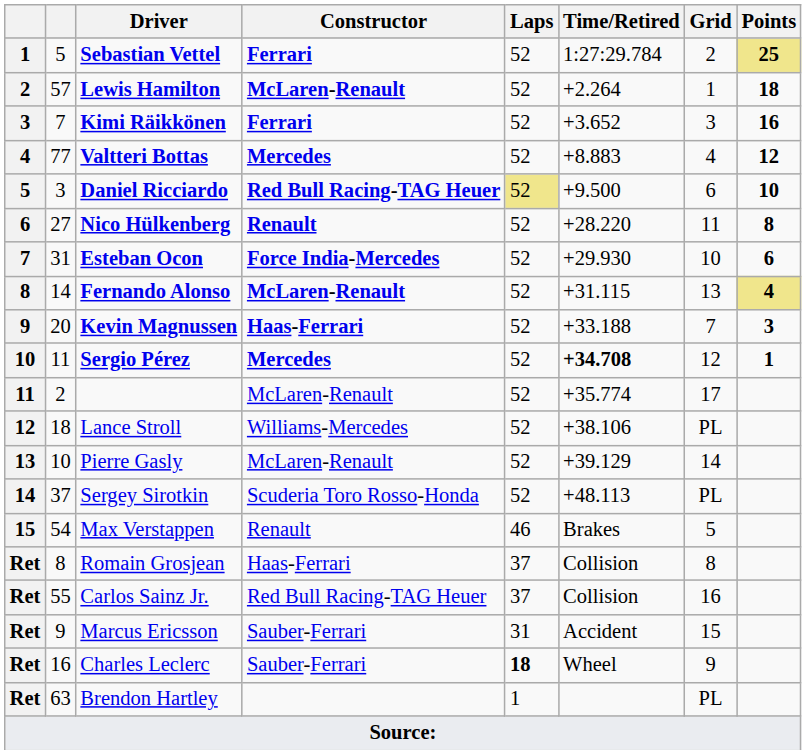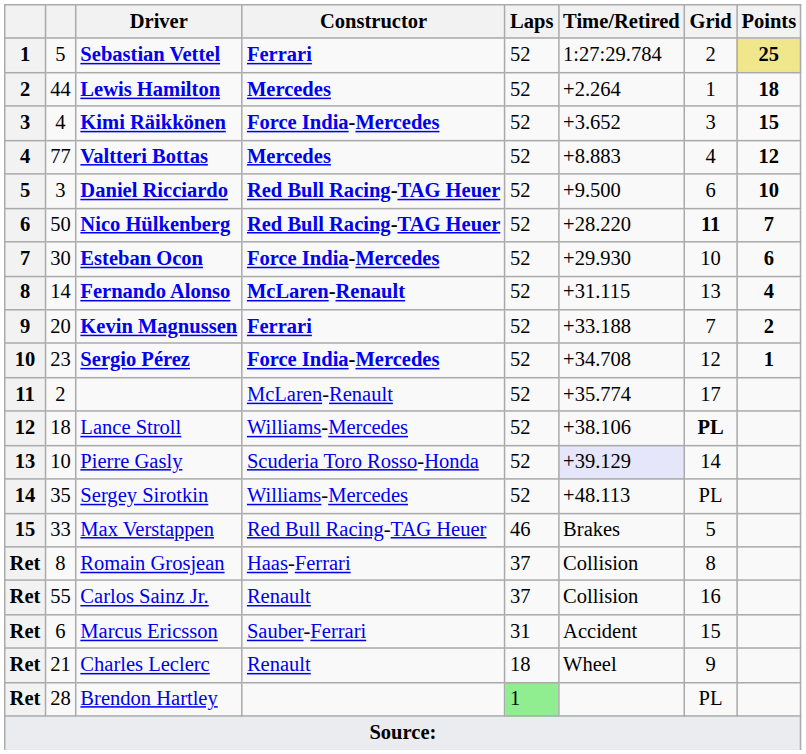(60, 88) 57 -> (60, 88) 44
(326, 88) McLaren-Renault -> (289, 88) Mercedes
(60, 122) 7 -> (60, 122) 4
(279, 122) Ferrari -> (343, 122) Force India-Mercedes
(769, 122) 16 -> (769, 122) 15
(520, 190) khaki background -> (520, 190) no background
(60, 224) 27 -> (60, 224) 50
(282, 224) Renault -> (374, 224) Red Bull Racing-TAG Heuer
(711, 224) normal -> (711, 224) bold
(769, 224) 8 -> (769, 224) 7
(60, 258) 31 -> (60, 258) 30
(769, 292) khaki background -> (769, 292) no background
(305, 325) Haas-Ferrari -> (279, 325) Ferrari
(769, 325) 3 -> (769, 325) 2
(60, 359) 11 -> (60, 359) 23
(289, 359) Mercedes -> (343, 359) Force India-Mercedes
(597, 359) bold -> (597, 359) normal
(711, 427) normal -> (711, 427) bold
(320, 461) McLaren-Renault -> (363, 461) Scuderia Toro Rosso-Honda
(597, 461) no background -> (597, 461) lavender background
(60, 495) 37 -> (60, 495) 35
(363, 495) Scuderia Toro Rosso-Honda -> (327, 495) Williams-Mercedes
(60, 529) 54 -> (60, 529) 33
(279, 529) Renault -> (367, 529) Red Bull Racing-TAG Heuer
(367, 597) Red Bull Racing-TAG Heuer -> (279, 597) Renault
(60, 630) 9 -> (60, 630) 6
(60, 664) 16 -> (60, 664) 21
(307, 664) Sauber-Ferrari -> (279, 664) Renault
(520, 664) bold -> (520, 664) normal
(60, 698) 63 -> (60, 698) 28
(515, 698) no background -> (515, 698) lightgreen background
